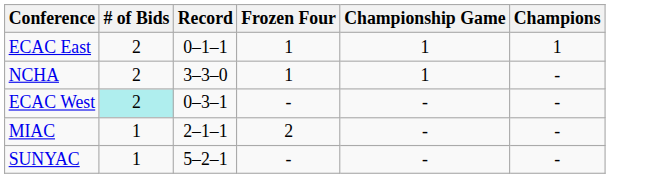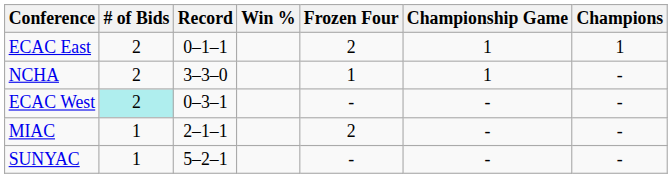+ column: (268, 18)
(289, 46) 1 -> (351, 46) 2
